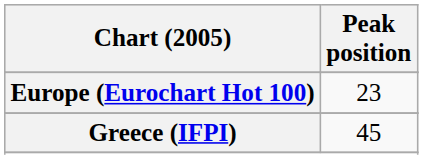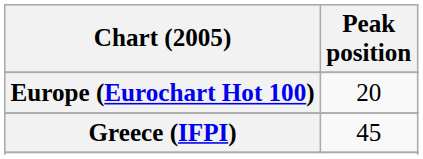(369, 92) 23 -> (369, 92) 20
